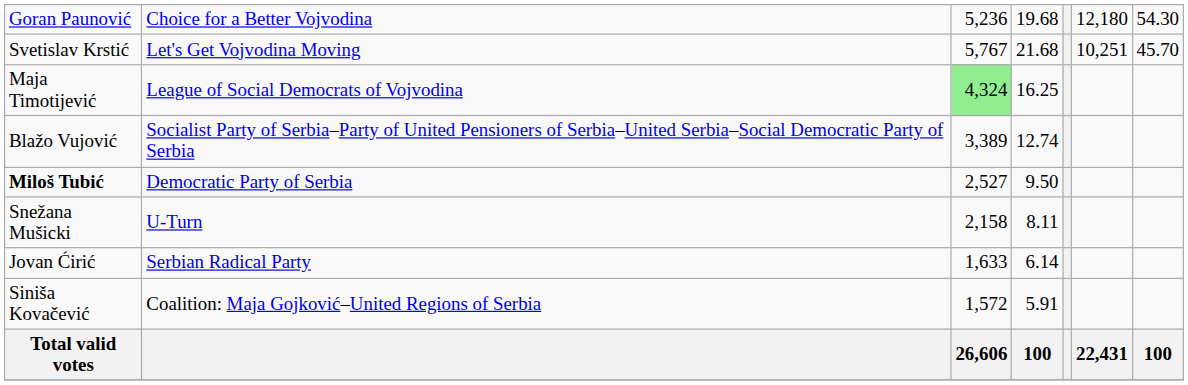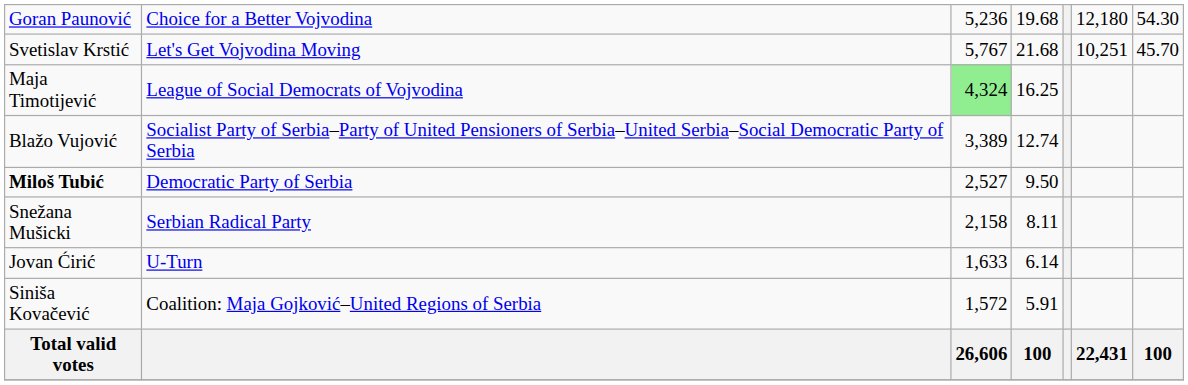(174, 222) U-Turn -> (229, 222) Serbian Radical Party
(229, 262) Serbian Radical Party -> (174, 262) U-Turn
